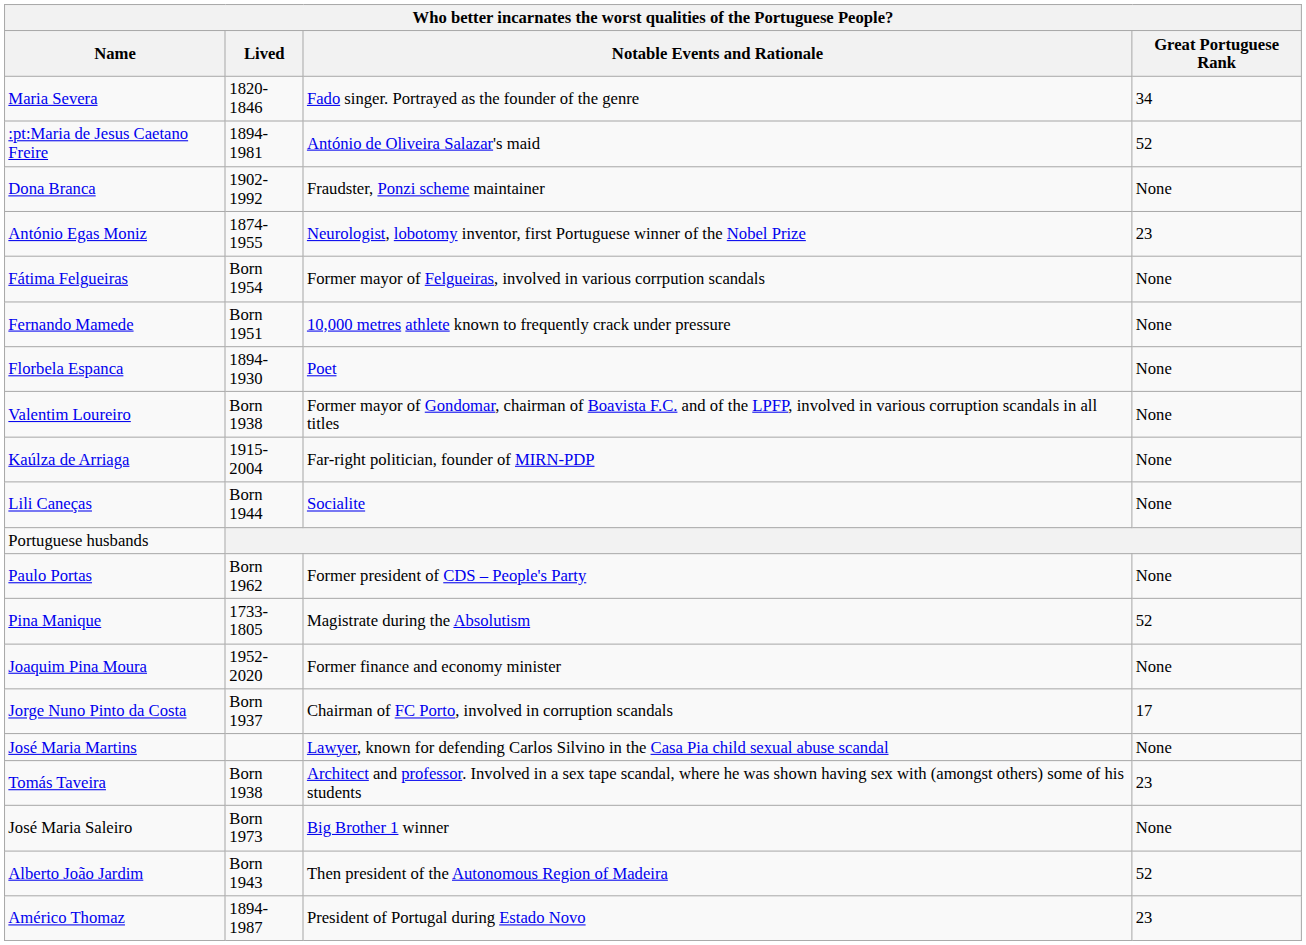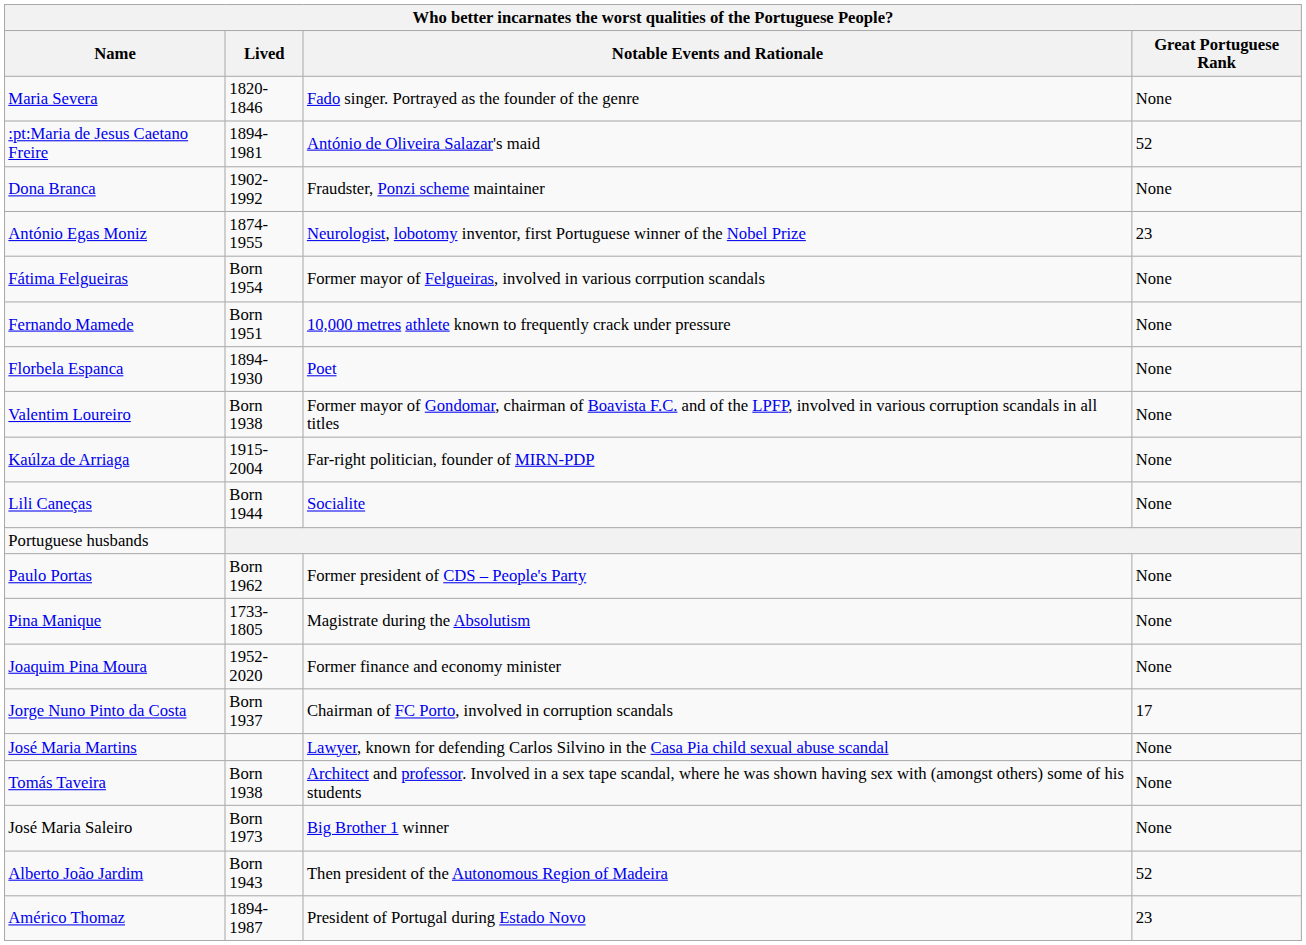(1144, 98) 34 -> (1154, 98) None
(1144, 621) 52 -> (1154, 621) None
(1144, 782) 23 -> (1154, 782) None
